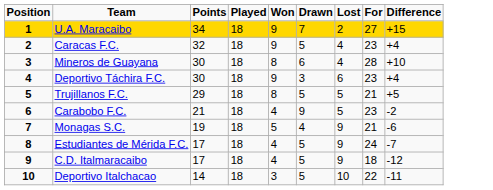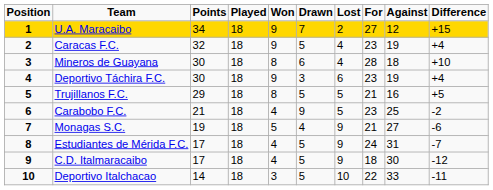+ column: (407, 13)
